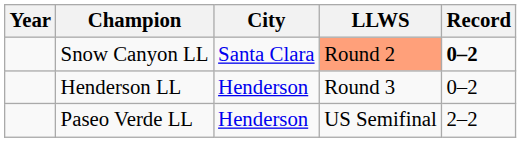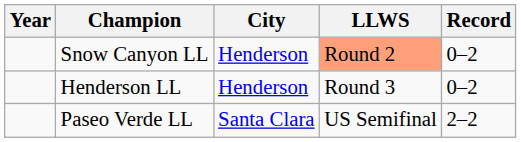(266, 53) Santa Clara -> (263, 53) Henderson
(462, 53) bold -> (462, 53) normal
(263, 119) Henderson -> (266, 119) Santa Clara
